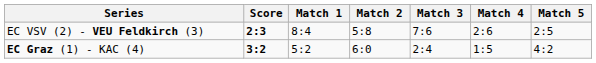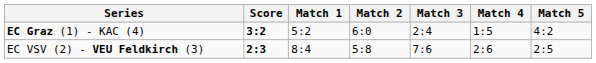rows swapped: (76, 49) <-> (106, 31)
